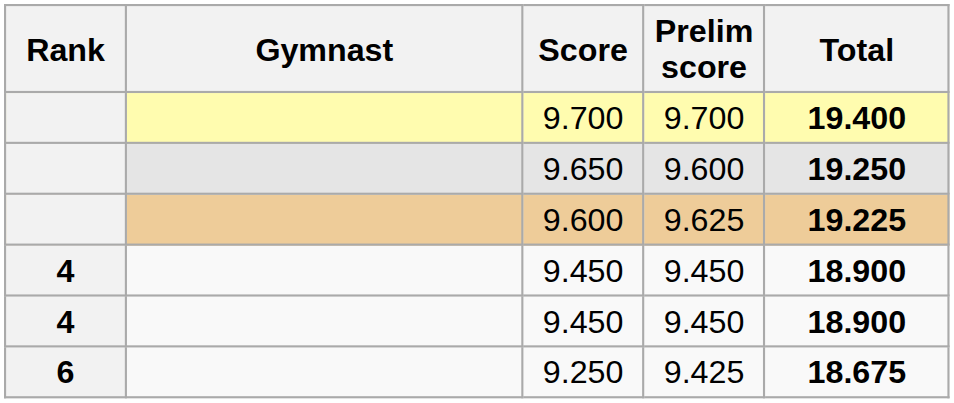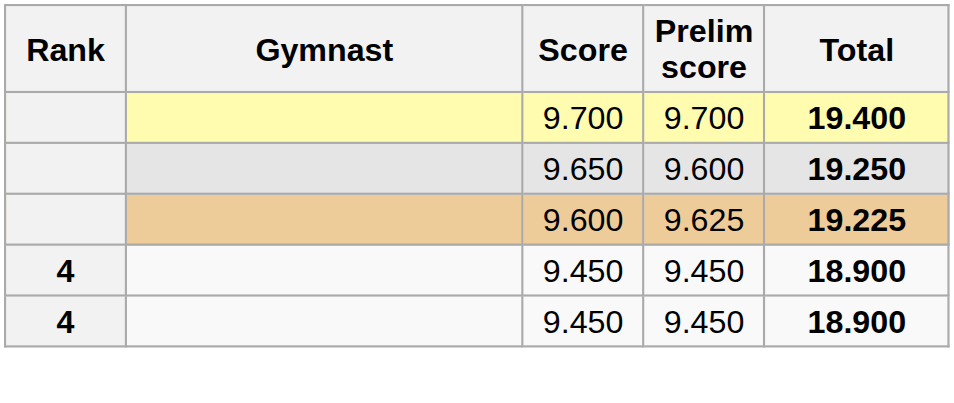- row: (583, 373)
